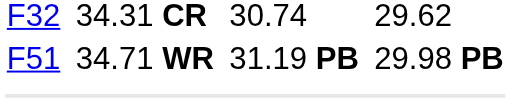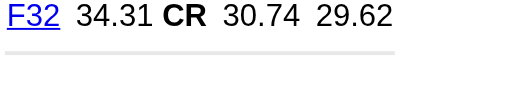- row: (34, 58)
